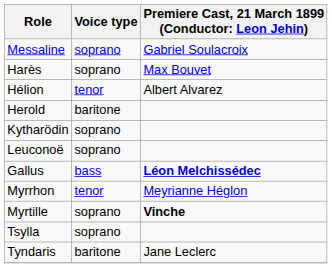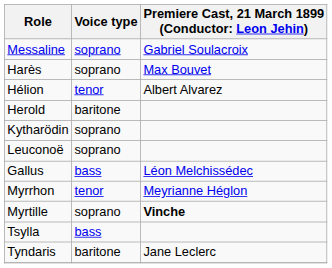(202, 171) bold -> (198, 171) normal
(98, 232) soprano -> (88, 232) bass
